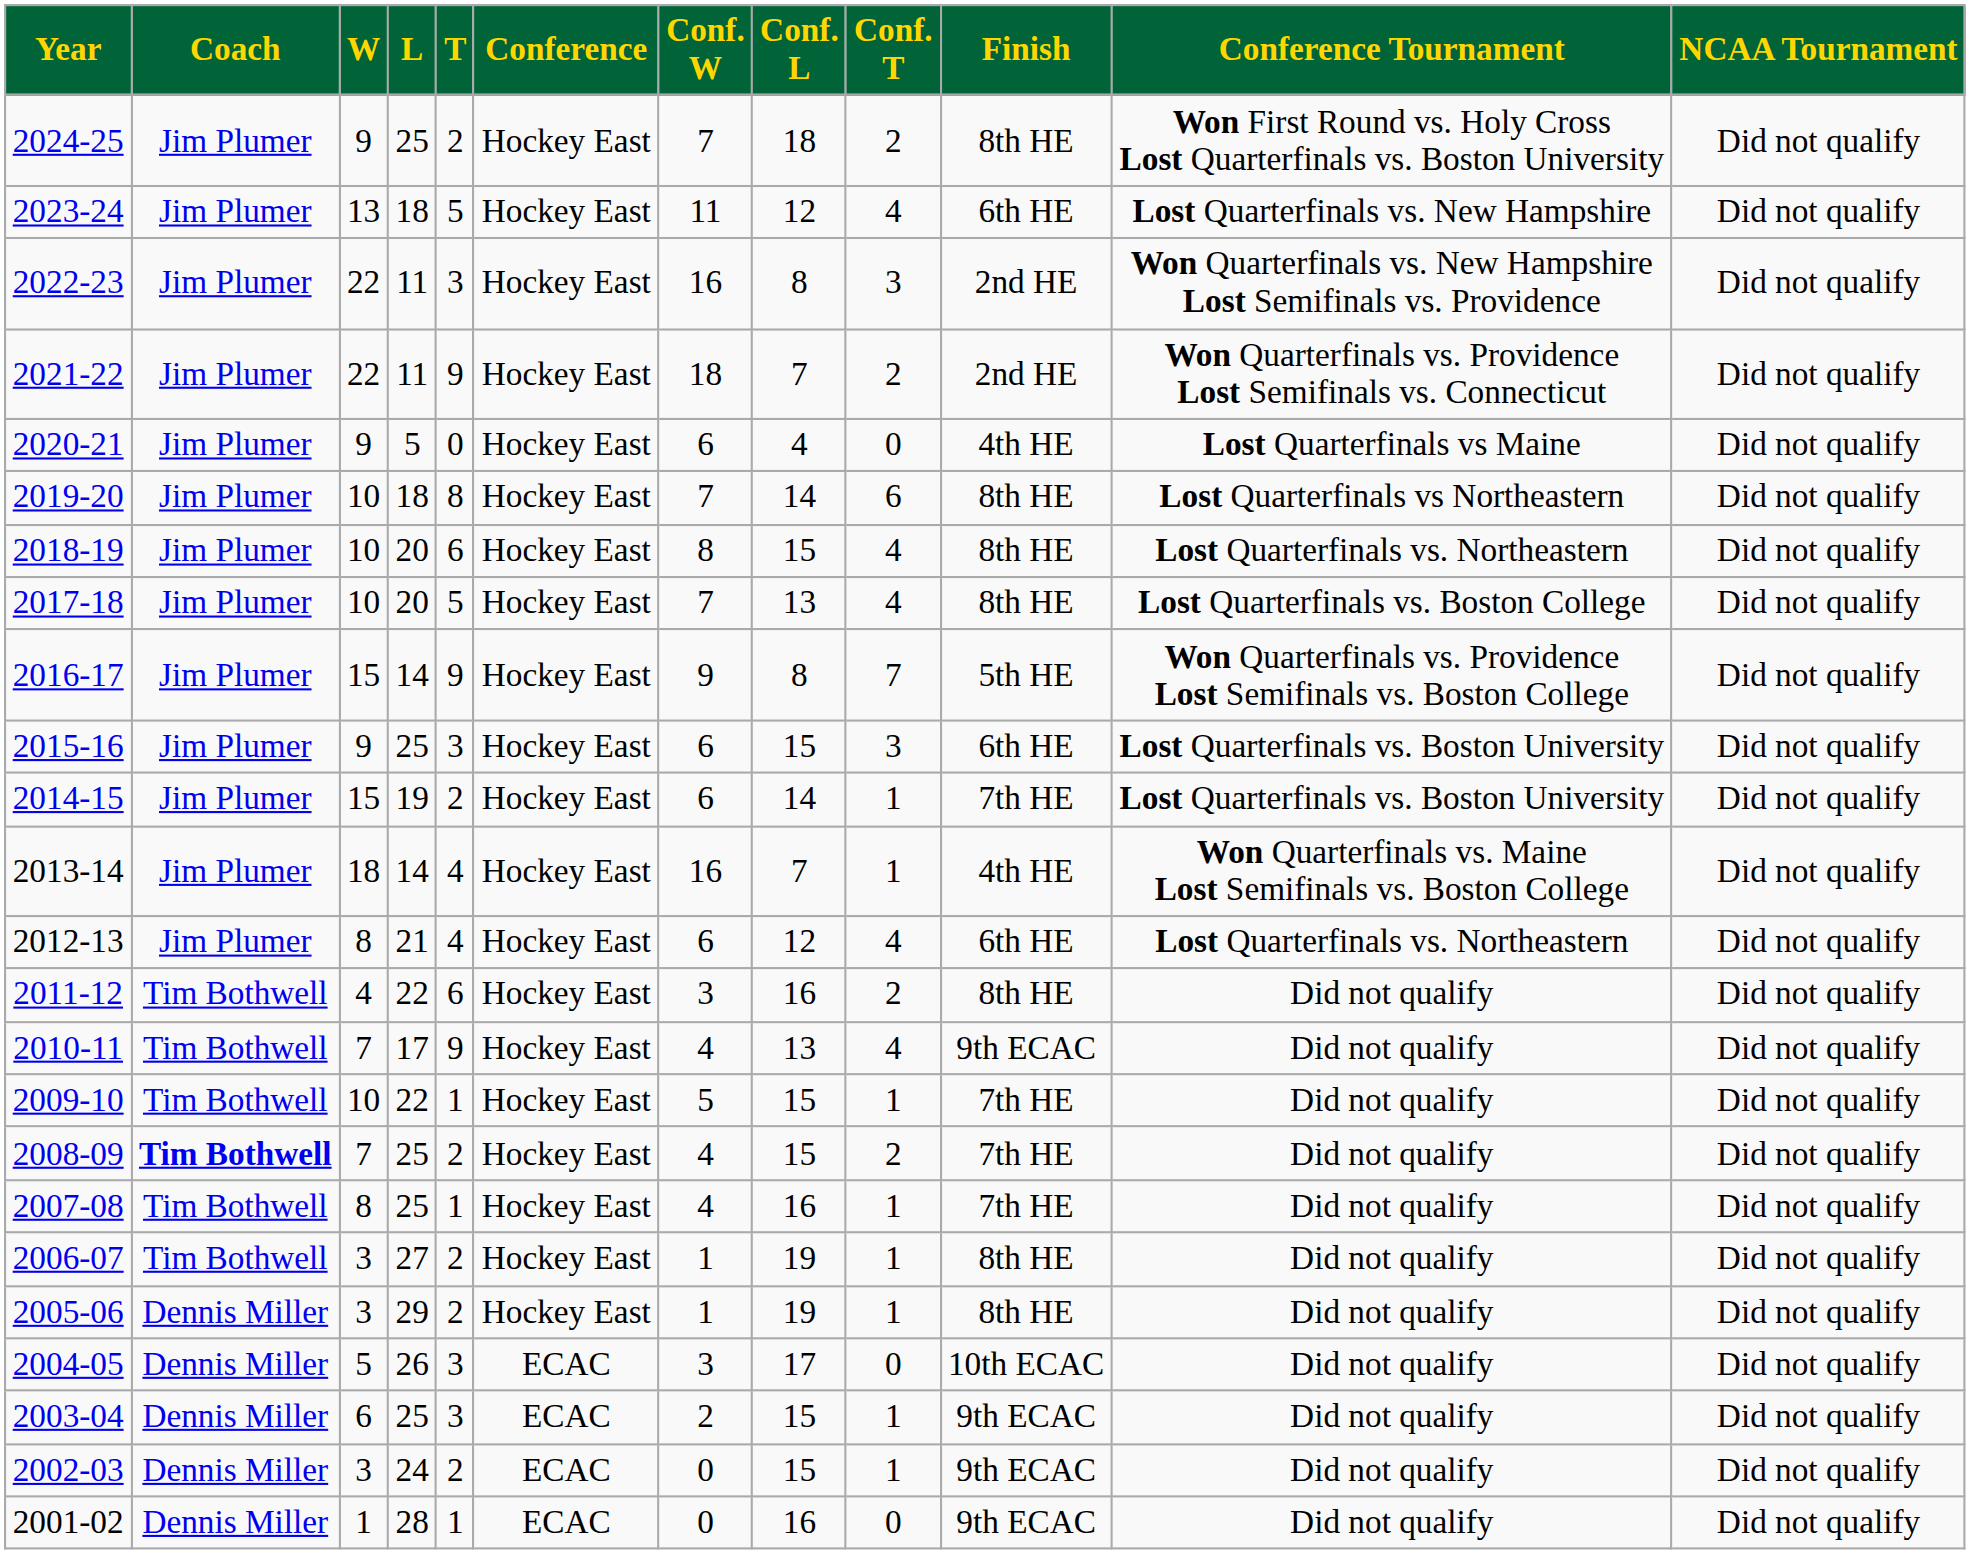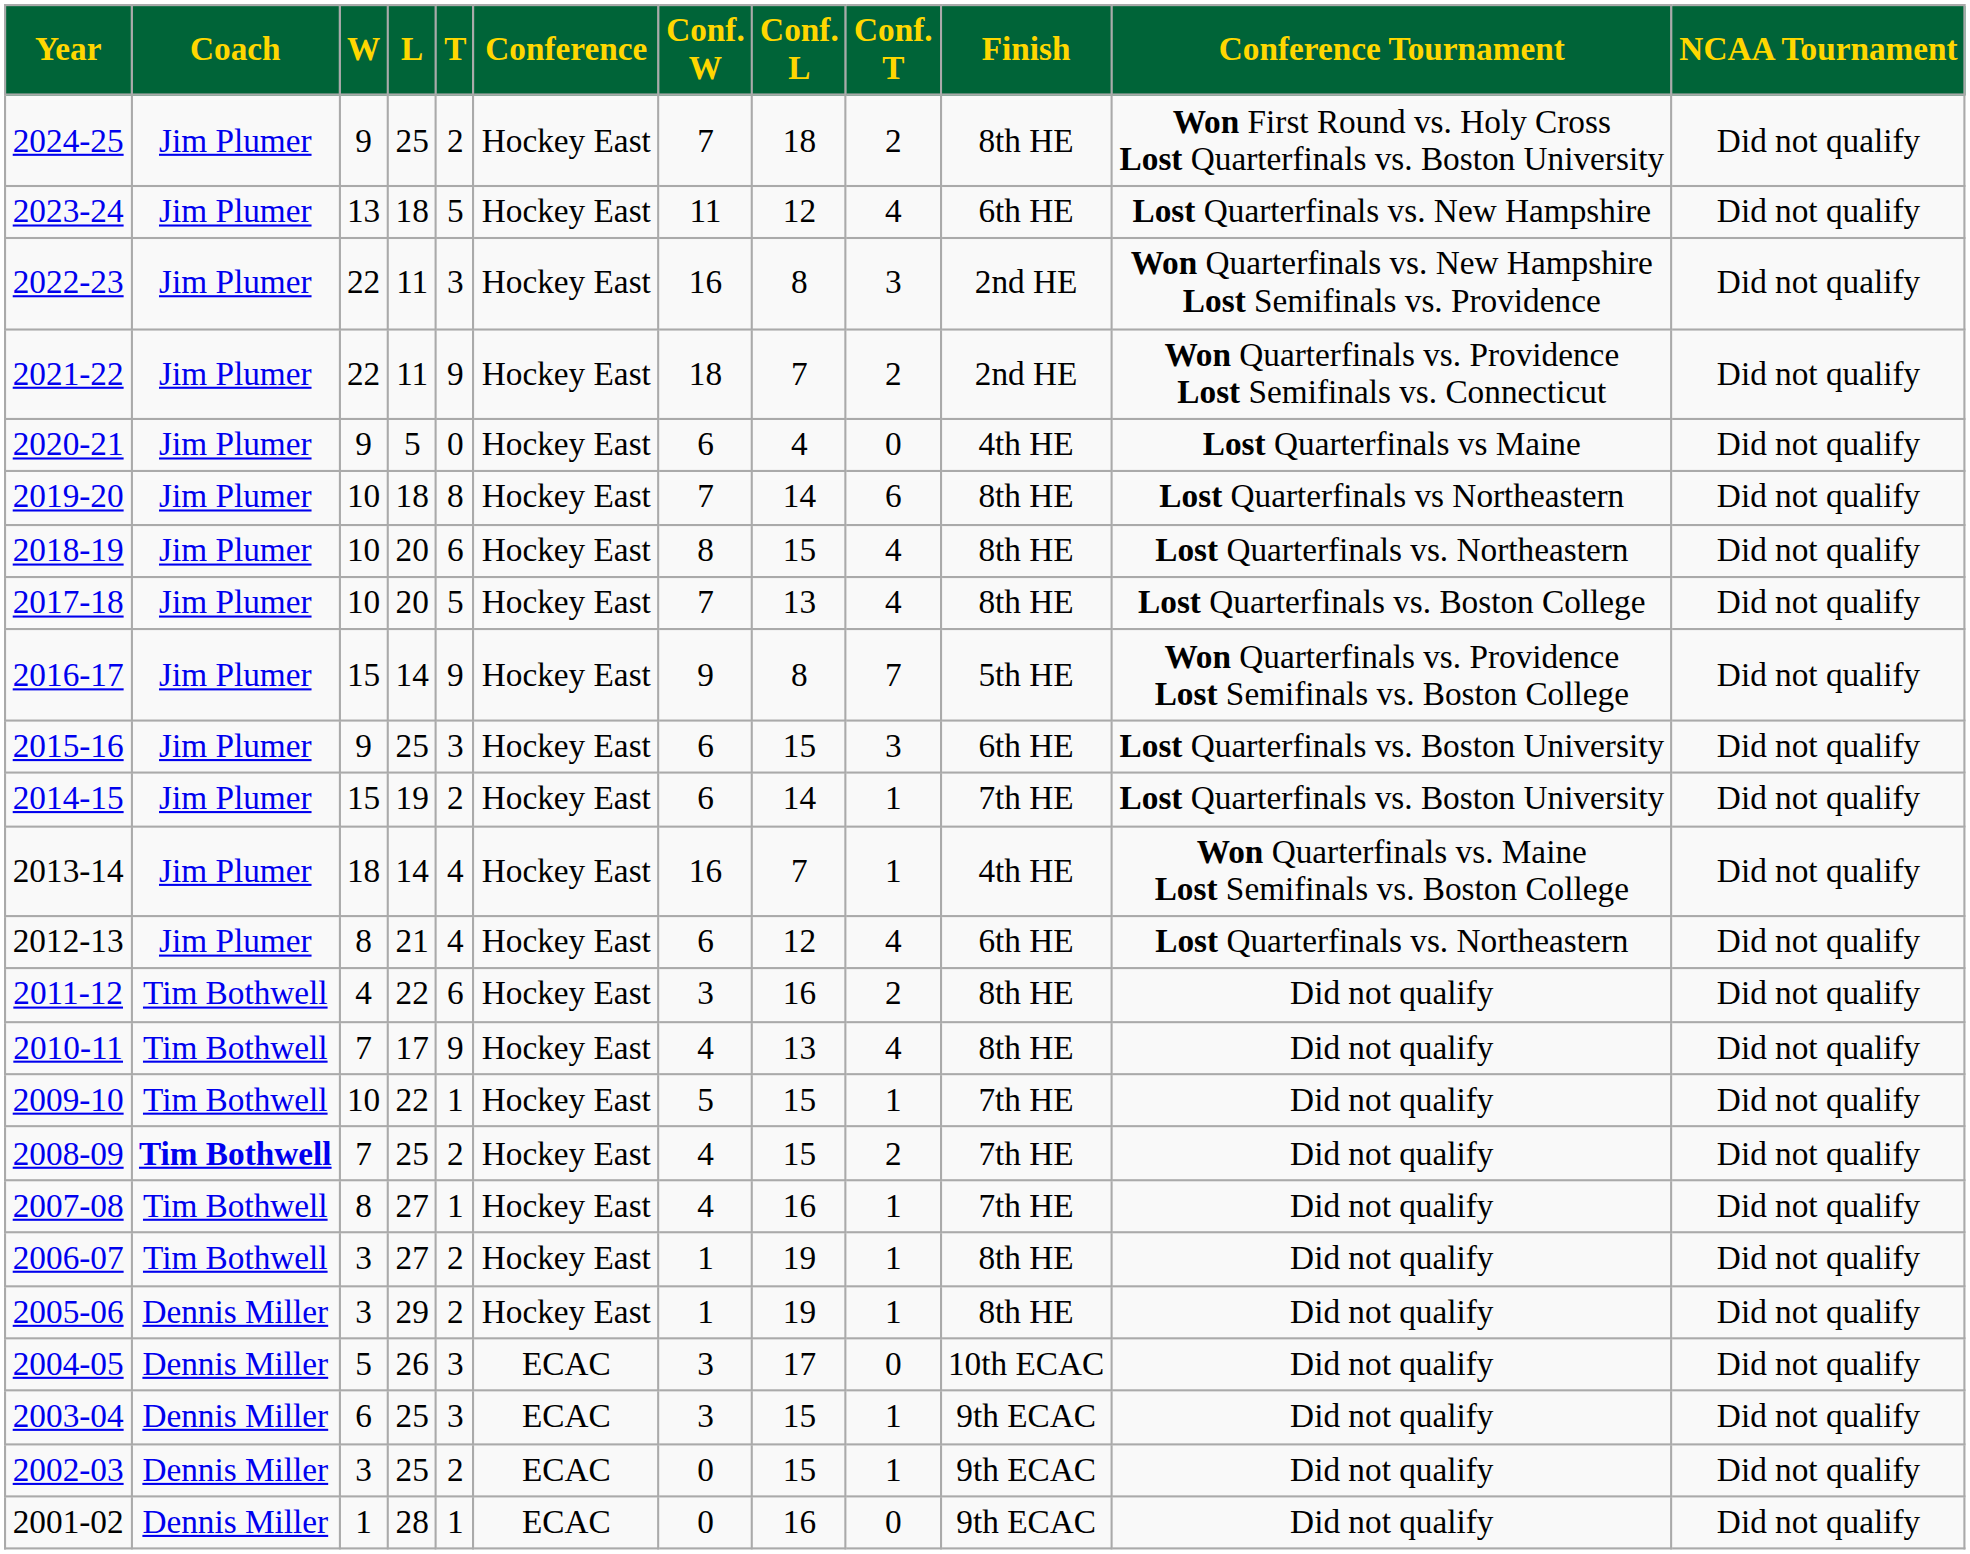(1026, 1047) 9th ECAC -> (1026, 1047) 8th HE
(412, 1205) 25 -> (412, 1205) 27
(705, 1416) 2 -> (705, 1416) 3
(412, 1469) 24 -> (412, 1469) 25
